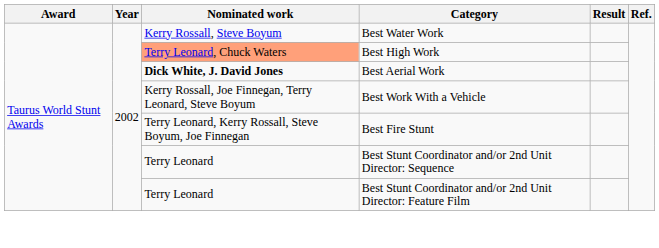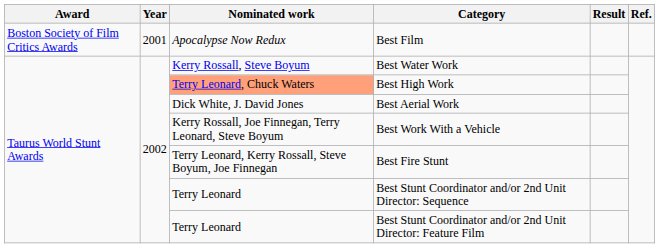+ row: (400, 39)
(214, 71) bold -> (238, 103) normal
